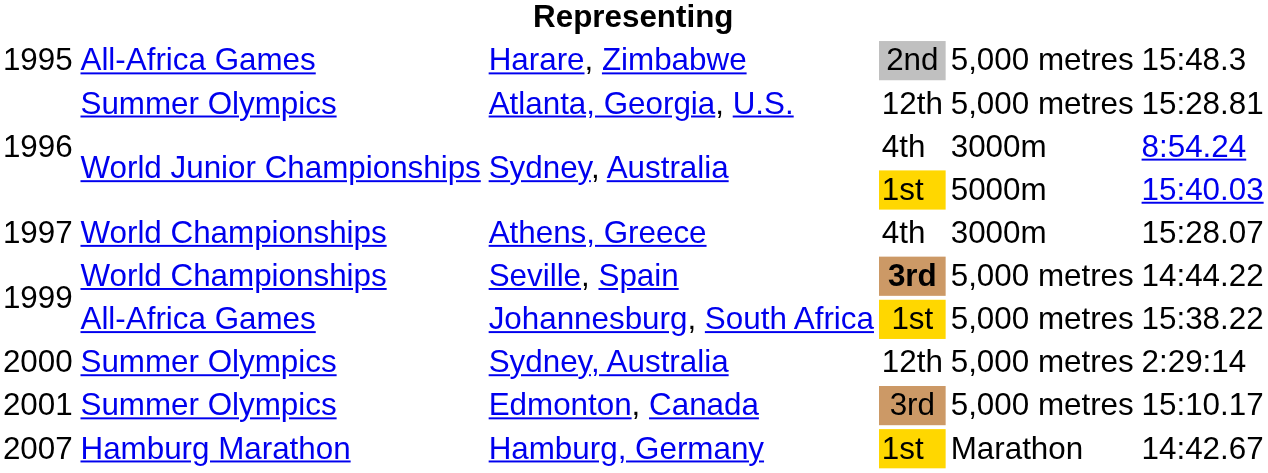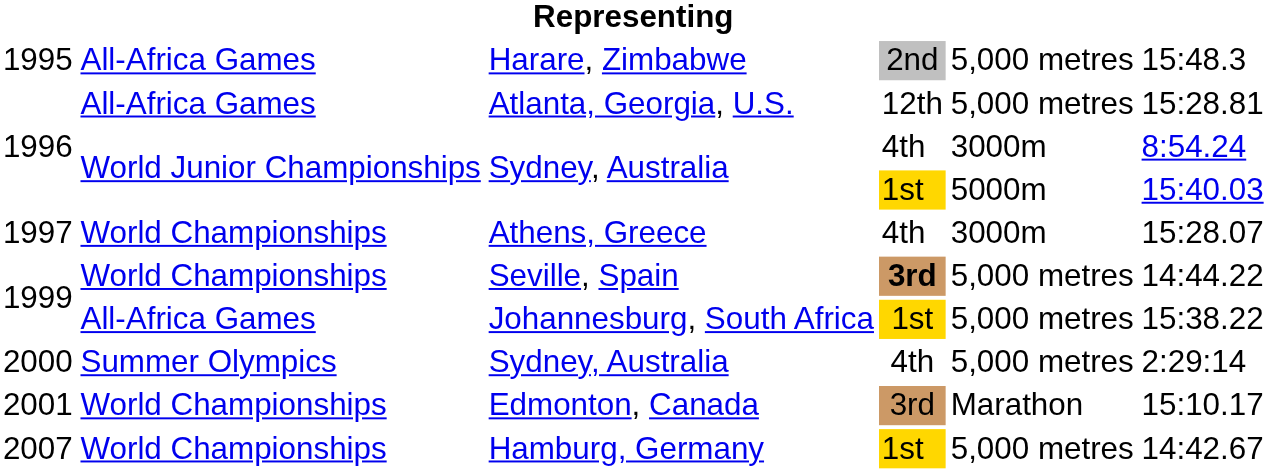(209, 103) Summer Olympics -> (198, 103) All-Africa Games
(912, 362) 12th -> (912, 362) 4th
(209, 405) Summer Olympics -> (234, 405) World Championships
(1042, 405) 5,000 metres -> (1017, 405) Marathon
(216, 448) Hamburg Marathon -> (234, 448) World Championships
(1017, 448) Marathon -> (1042, 448) 5,000 metres
